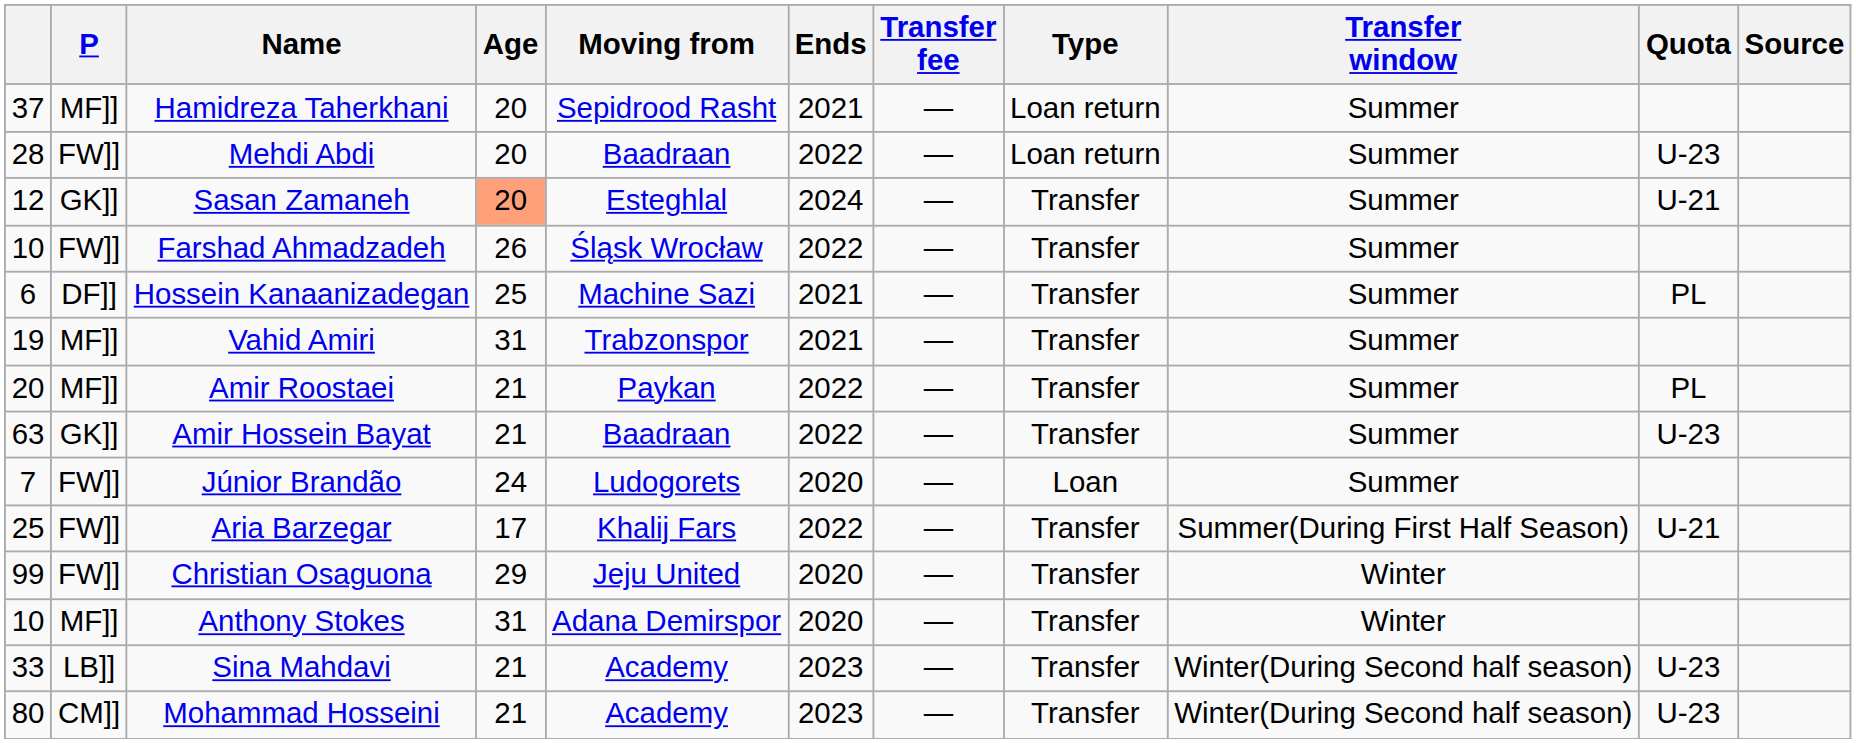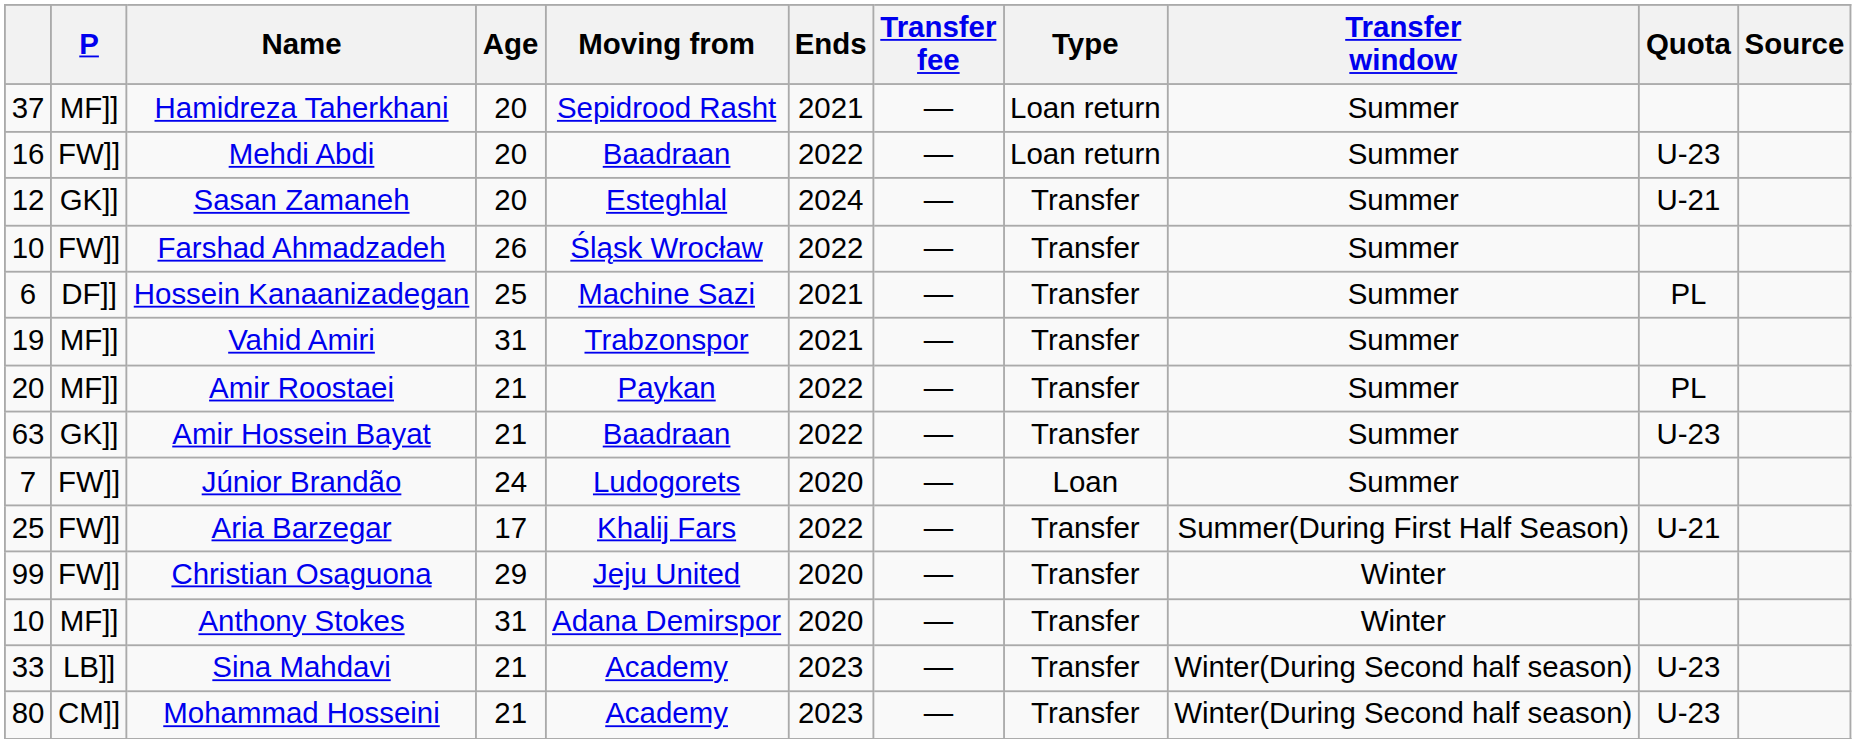(28, 154) 28 -> (28, 154) 16
(511, 201) lightsalmon background -> (511, 201) no background
